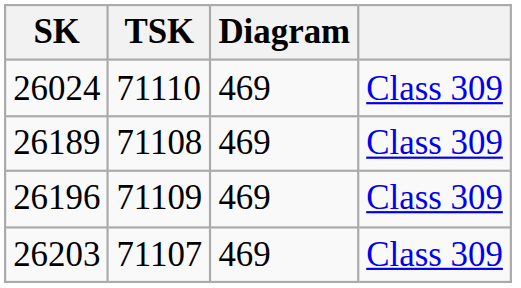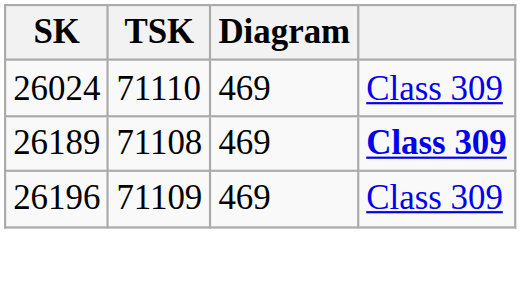(435, 142) normal -> (436, 142) bold
- row: (57, 253)
